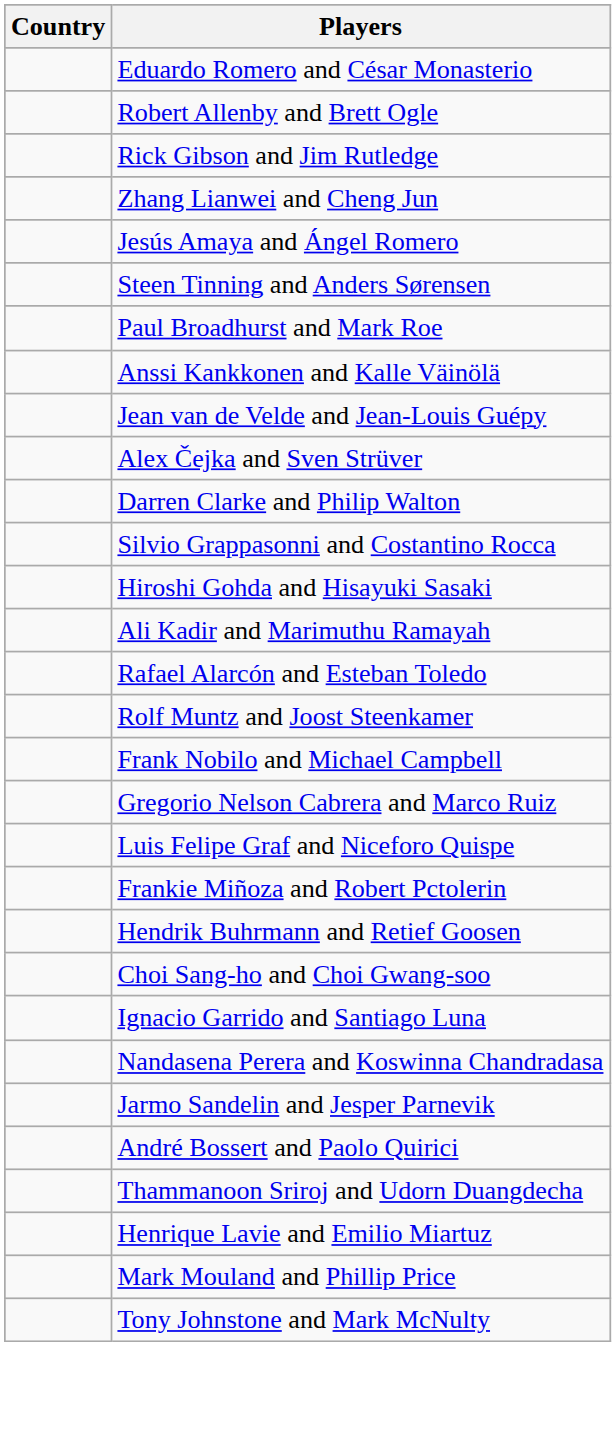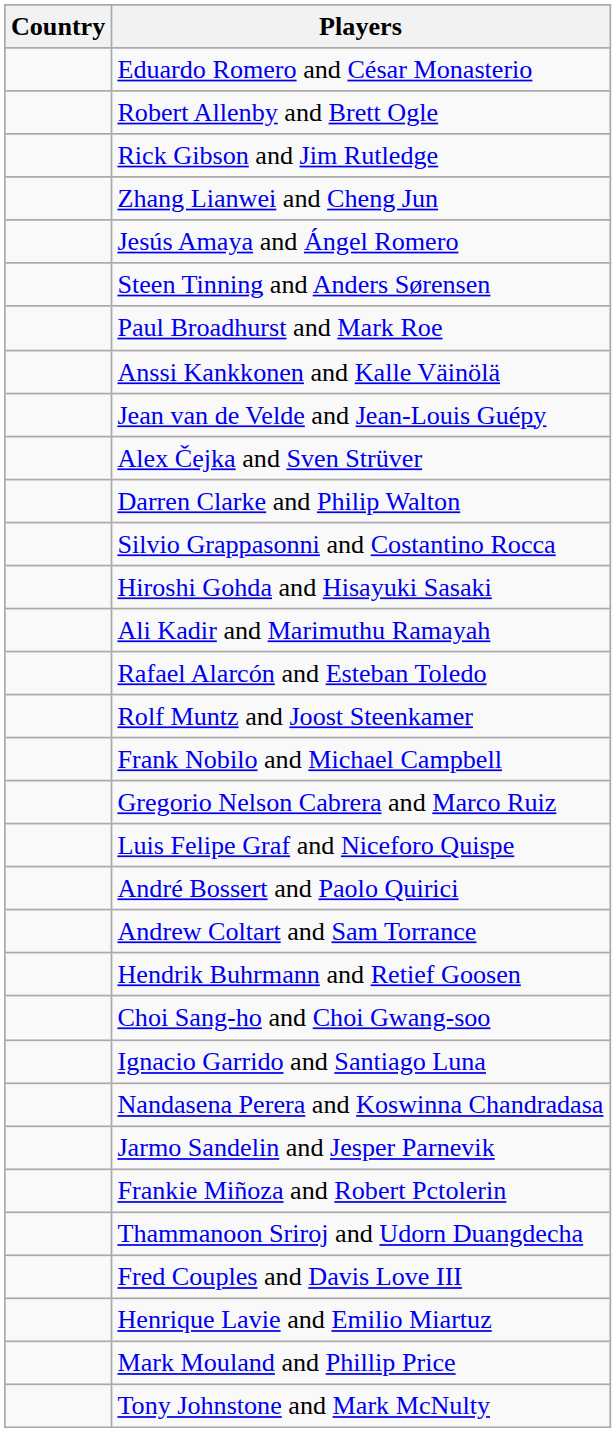rows swapped: (312, 888) <-> (288, 1147)
+ row: (297, 931)
+ row: (290, 1276)
